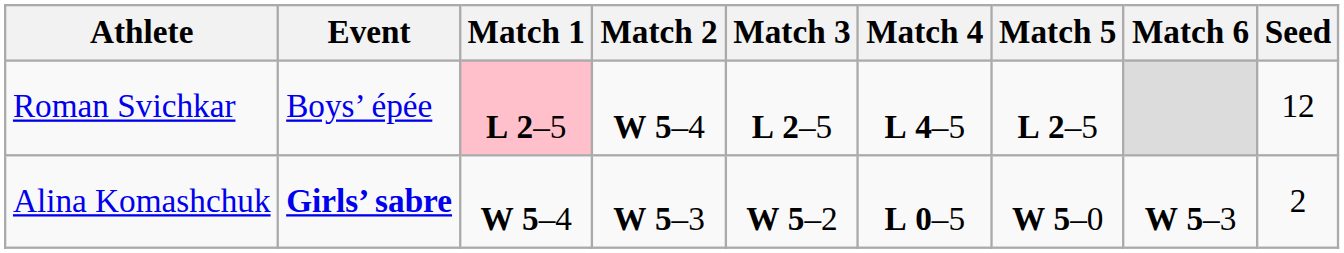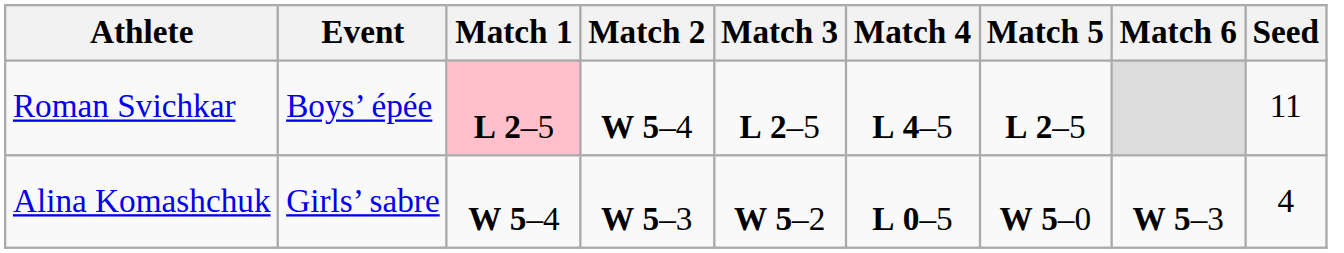(1298, 106) 12 -> (1286, 106) 11
(369, 200) bold -> (363, 200) normal
(1298, 200) 2 -> (1286, 200) 4
